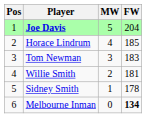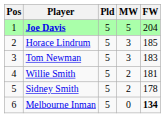+ column: (107, 12)
(110, 43) 4 -> (128, 43) 3
(110, 89) 1 -> (128, 89) 2
